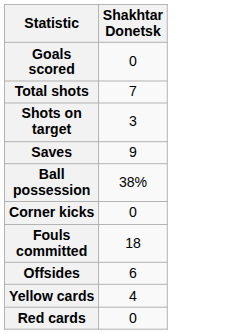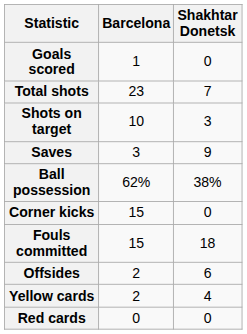+ column: (136, 23)
